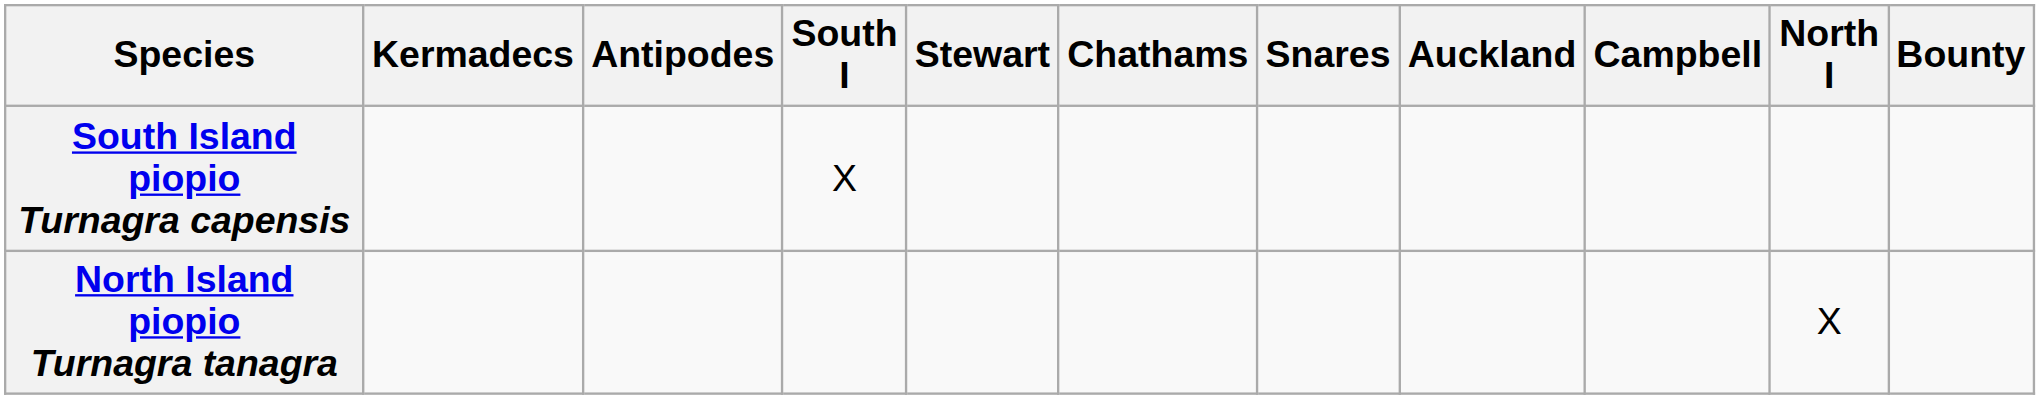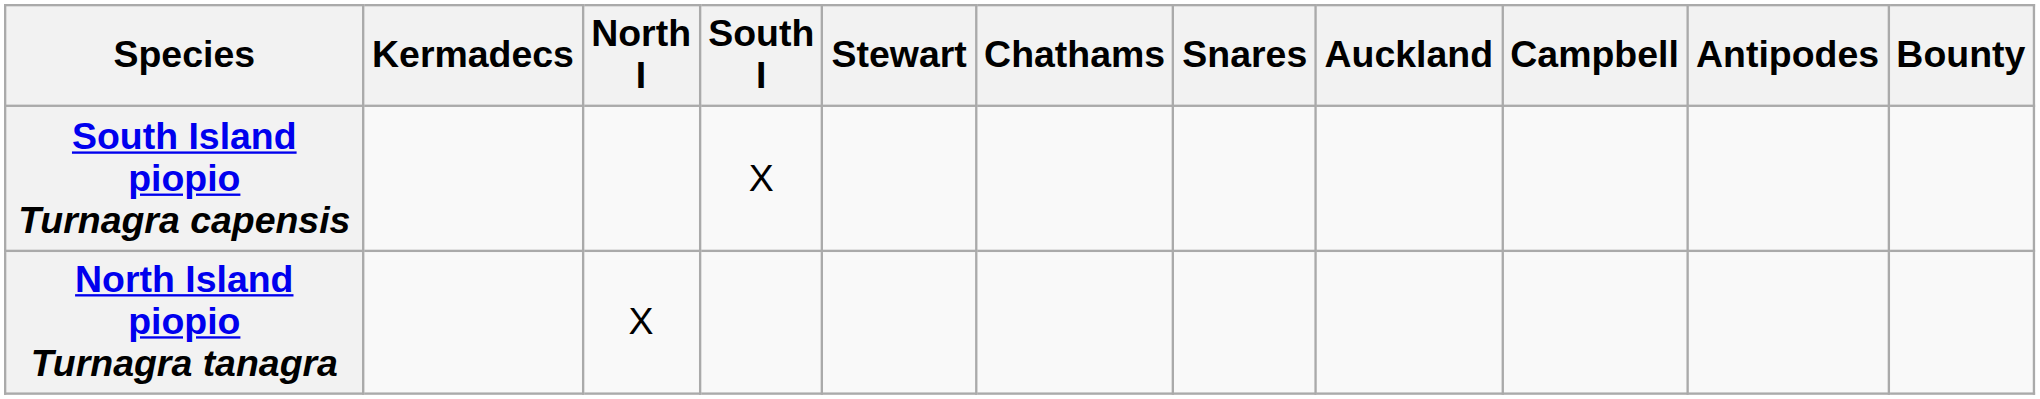columns swapped: (1829, 55) <-> (683, 55)
